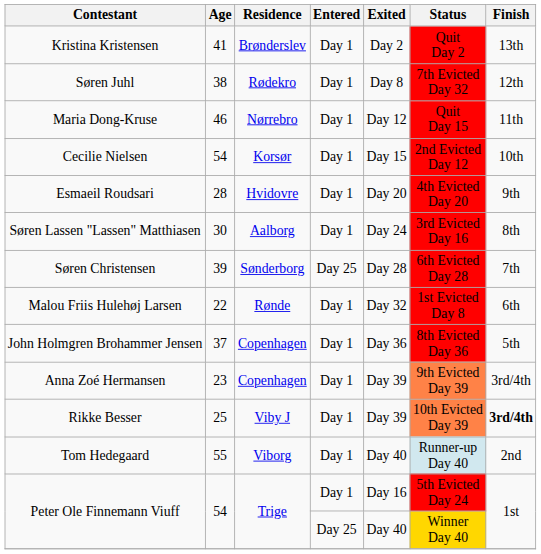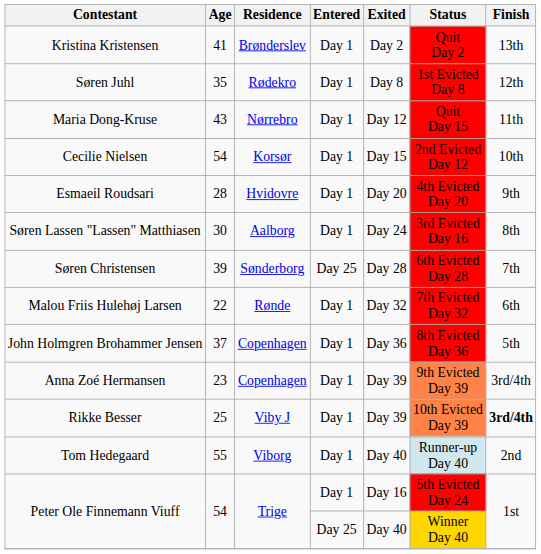(220, 82) 38 -> (220, 82) 35
(448, 82) 7th Evicted Day 32 -> (448, 82) 1st Evicted Day 8
(220, 119) 46 -> (220, 119) 43
(448, 306) 1st Evicted Day 8 -> (448, 306) 7th Evicted Day 32
